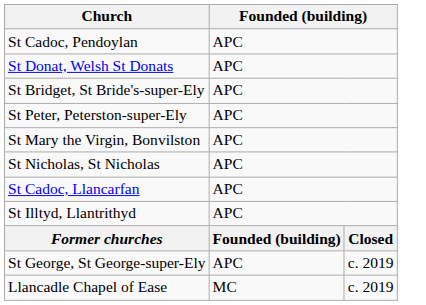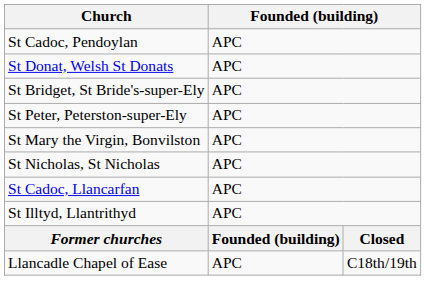- row: (107, 262)
(225, 287) MC -> (227, 262) APC
(371, 287) c. 2019 -> (382, 262) C18th/19th
